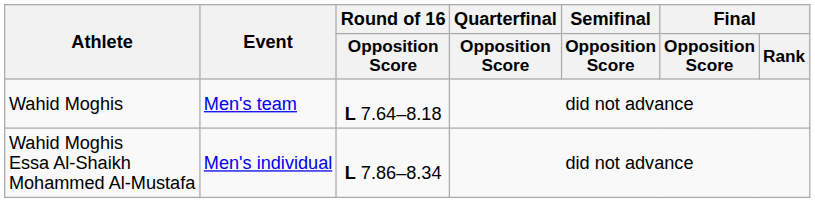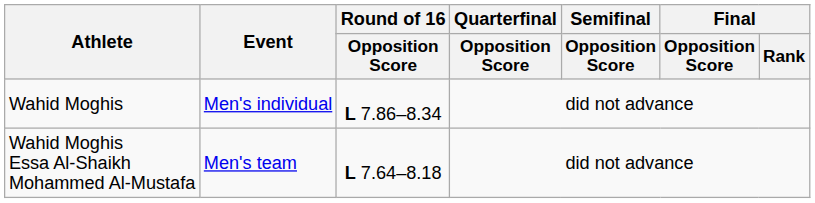(250, 104) Men's team -> (268, 104) Men's individual
(393, 114) L 7.64–8.18 -> (393, 114) L 7.86–8.34
(268, 163) Men's individual -> (250, 163) Men's team
(393, 173) L 7.86–8.34 -> (393, 173) L 7.64–8.18
